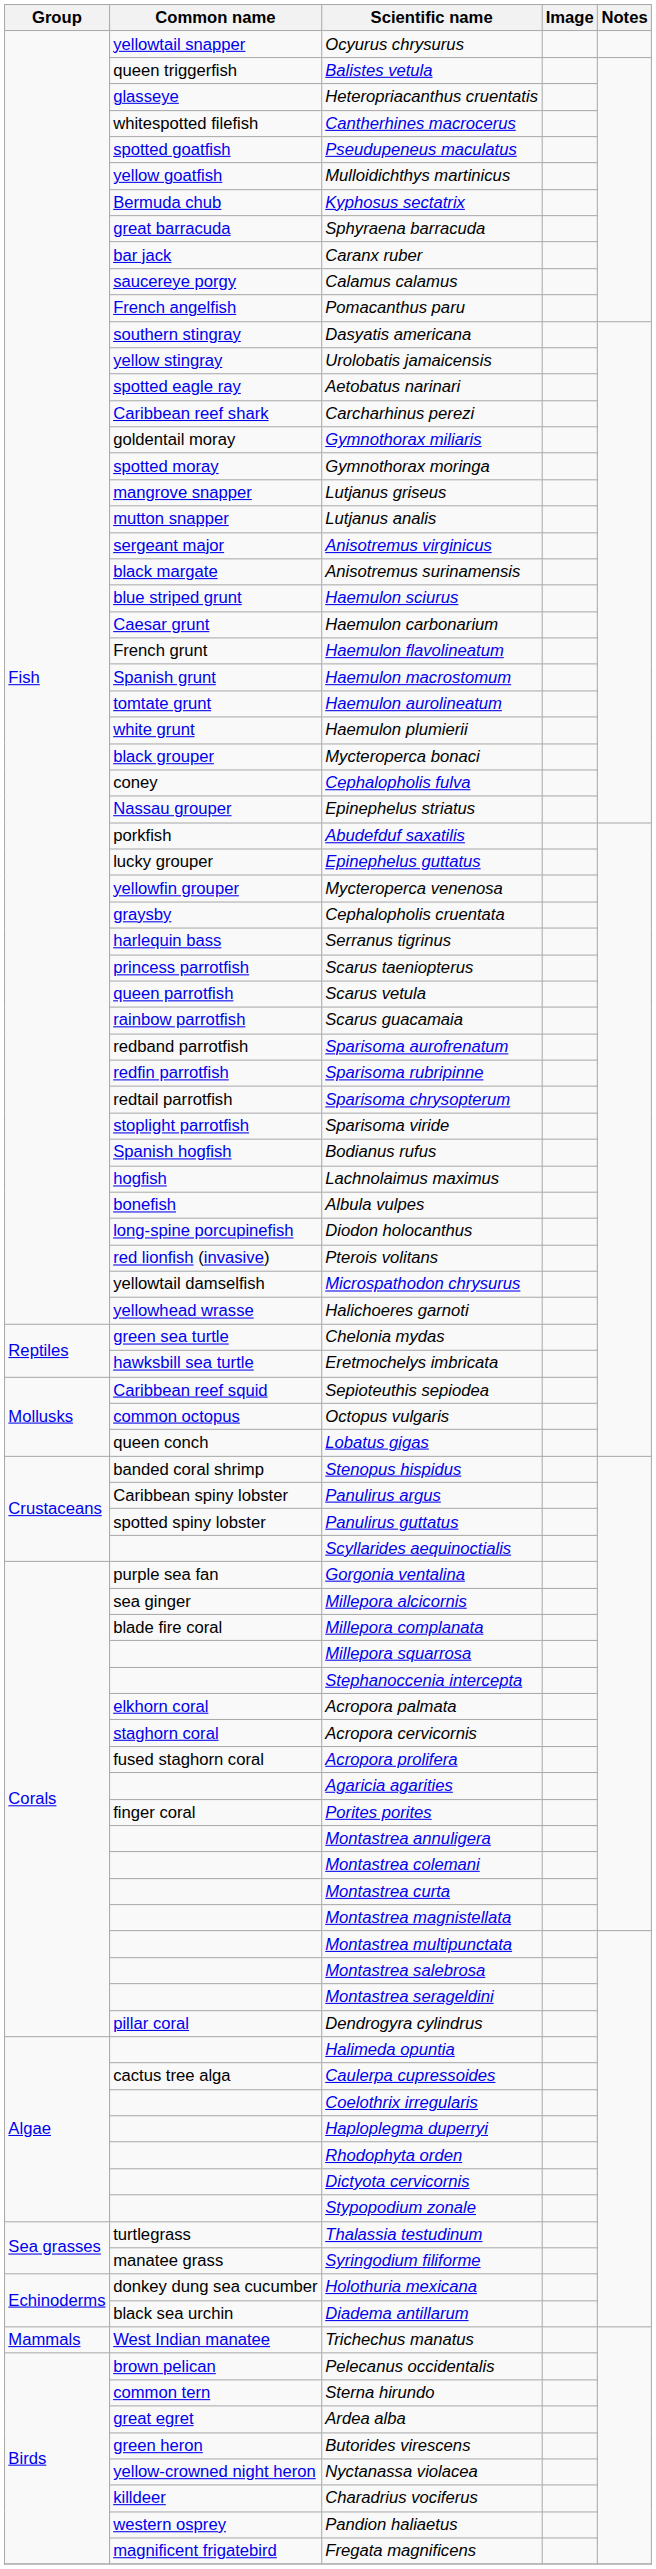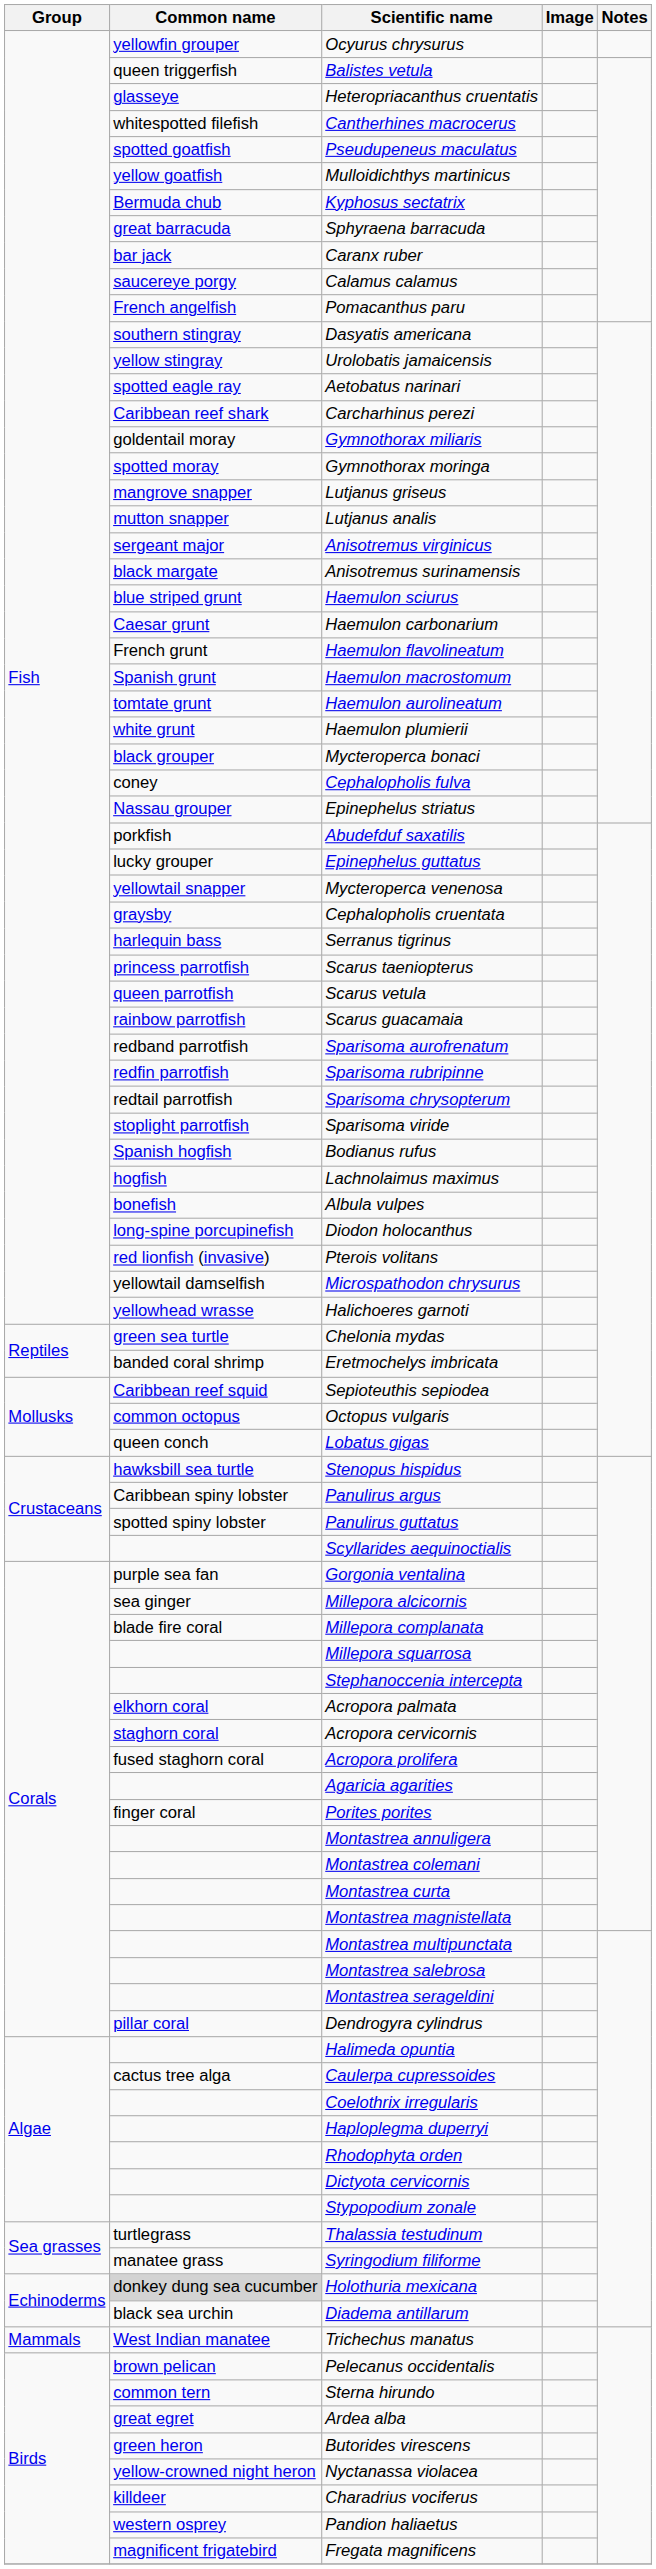(179, 44) yellowtail snapper -> (176, 44) yellowfin grouper
(176, 888) yellowfin grouper -> (179, 888) yellowtail snapper
(183, 1363) hawksbill sea turtle -> (189, 1363) banded coral shrimp
(189, 1469) banded coral shrimp -> (183, 1469) hawksbill sea turtle
(215, 2287) no background -> (215, 2287) lightgrey background
